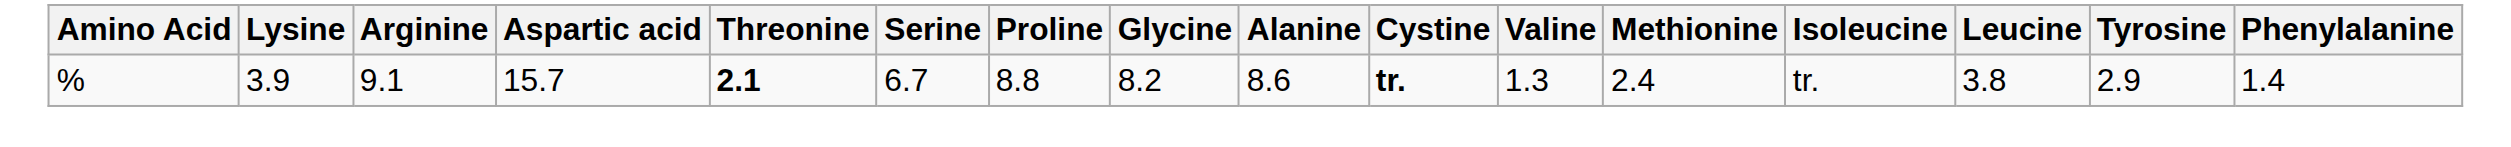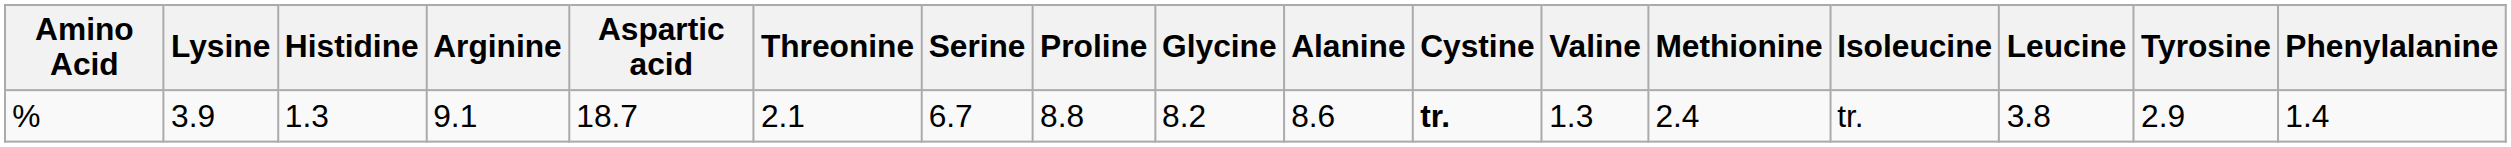+ column: (352, 47)
(534, 79) 15.7 -> (607, 115) 18.7
(739, 79) bold -> (783, 115) normal
